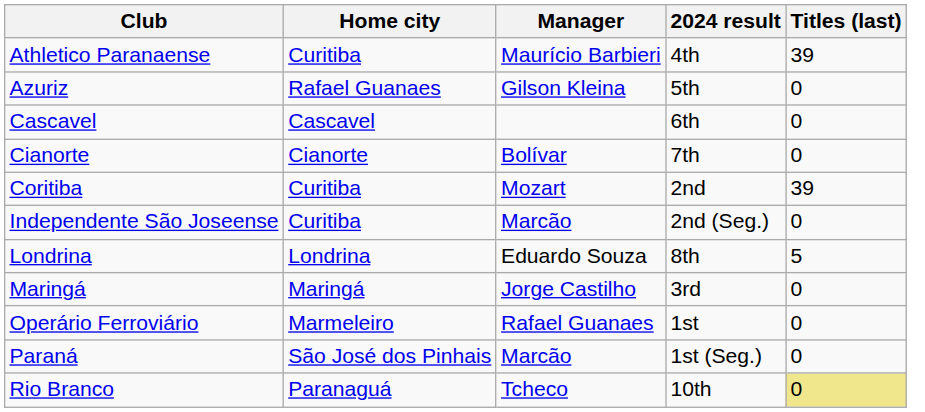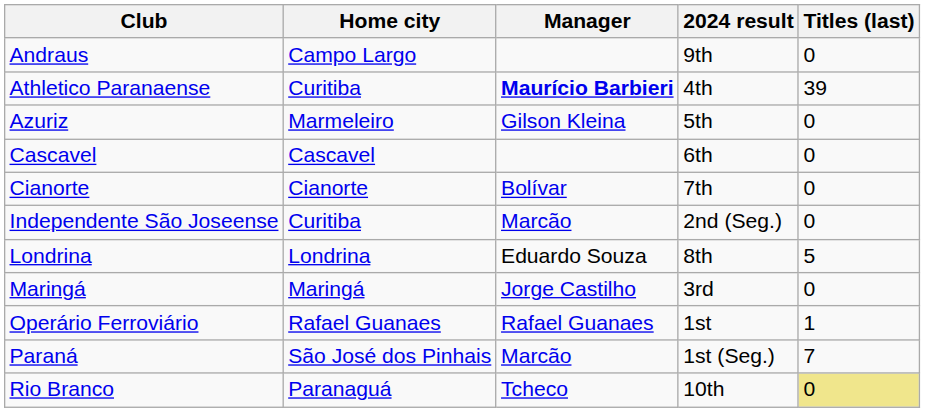+ row: (49, 54)
(581, 54) normal -> (587, 88) bold
(365, 88) Rafael Guanaes -> (341, 121) Marmeleiro
- row: (46, 188)
(341, 322) Marmeleiro -> (365, 322) Rafael Guanaes
(796, 322) 0 -> (809, 322) 1
(796, 356) 0 -> (809, 356) 7
